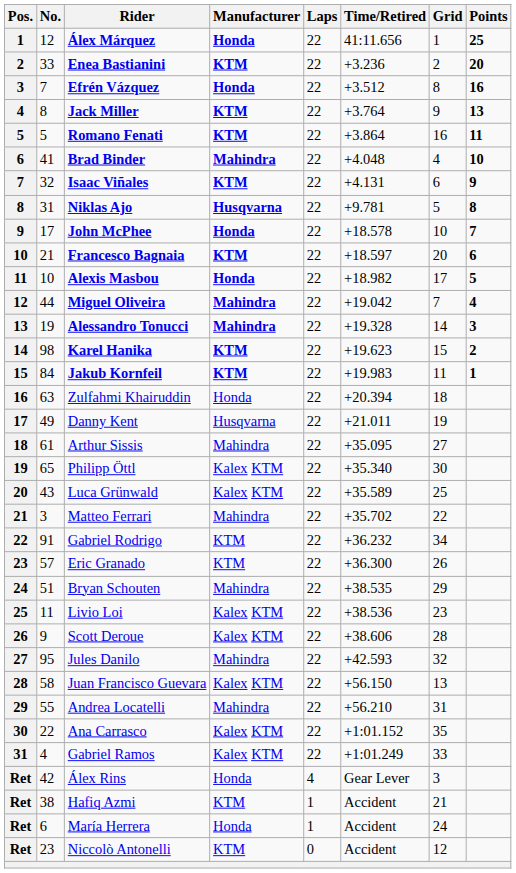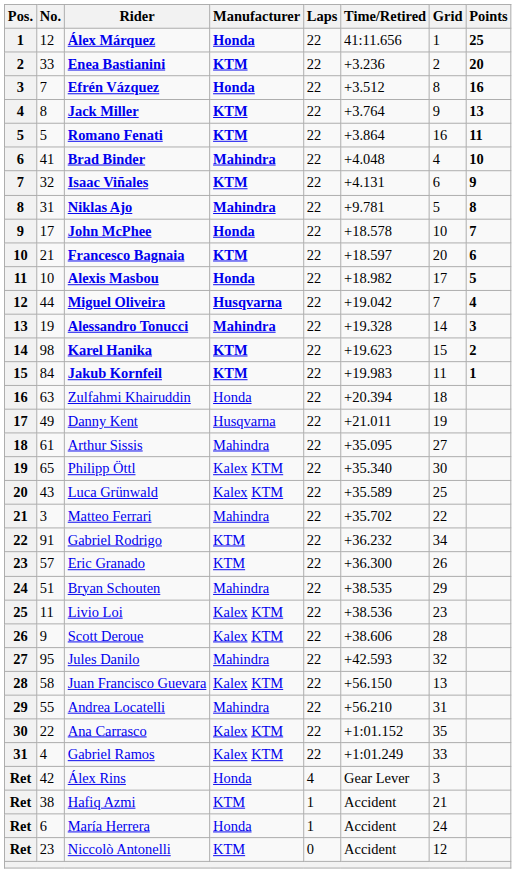(248, 207) Husqvarna -> (244, 207) Mahindra
(244, 302) Mahindra -> (248, 302) Husqvarna
